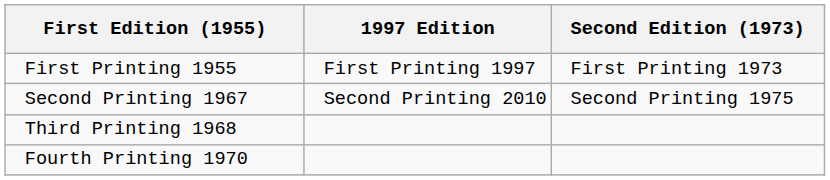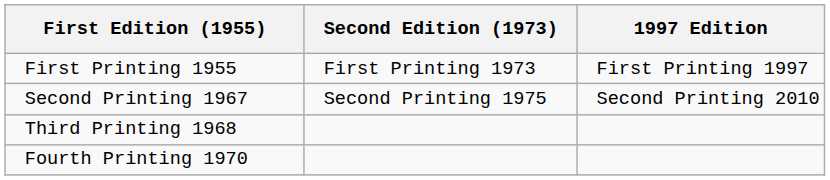columns swapped: (688, 29) <-> (428, 29)
